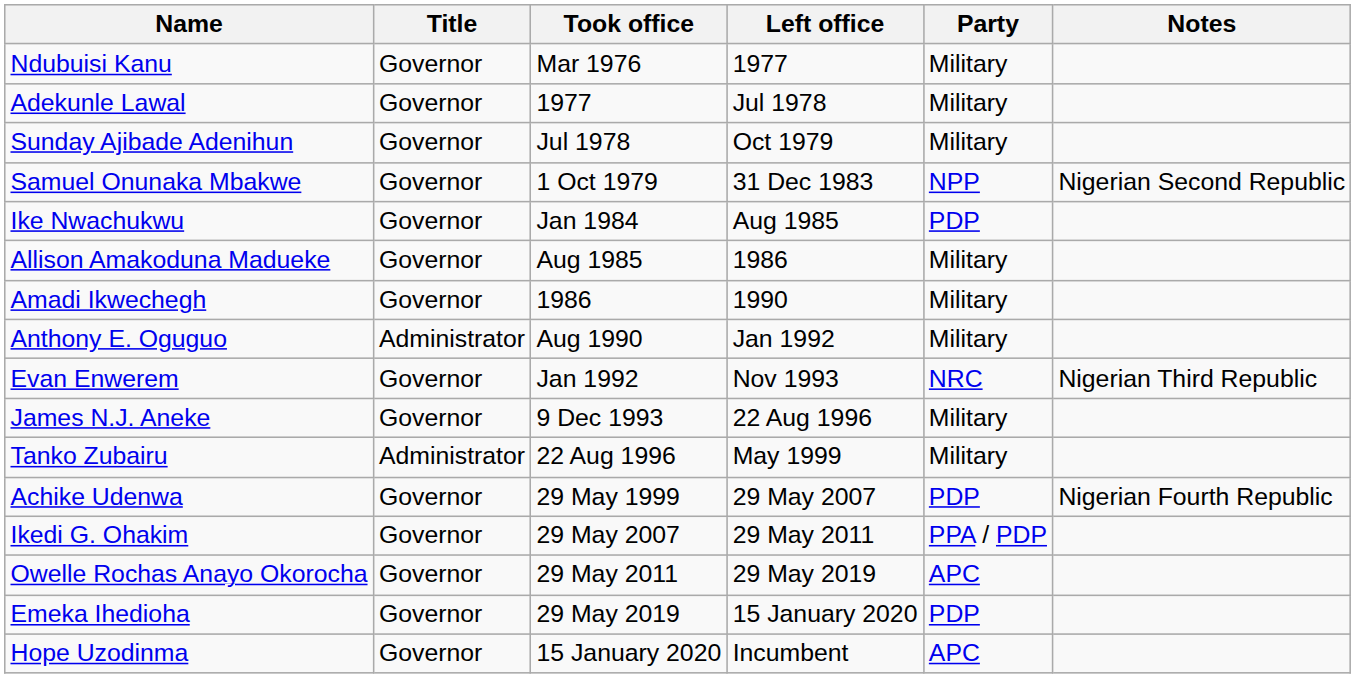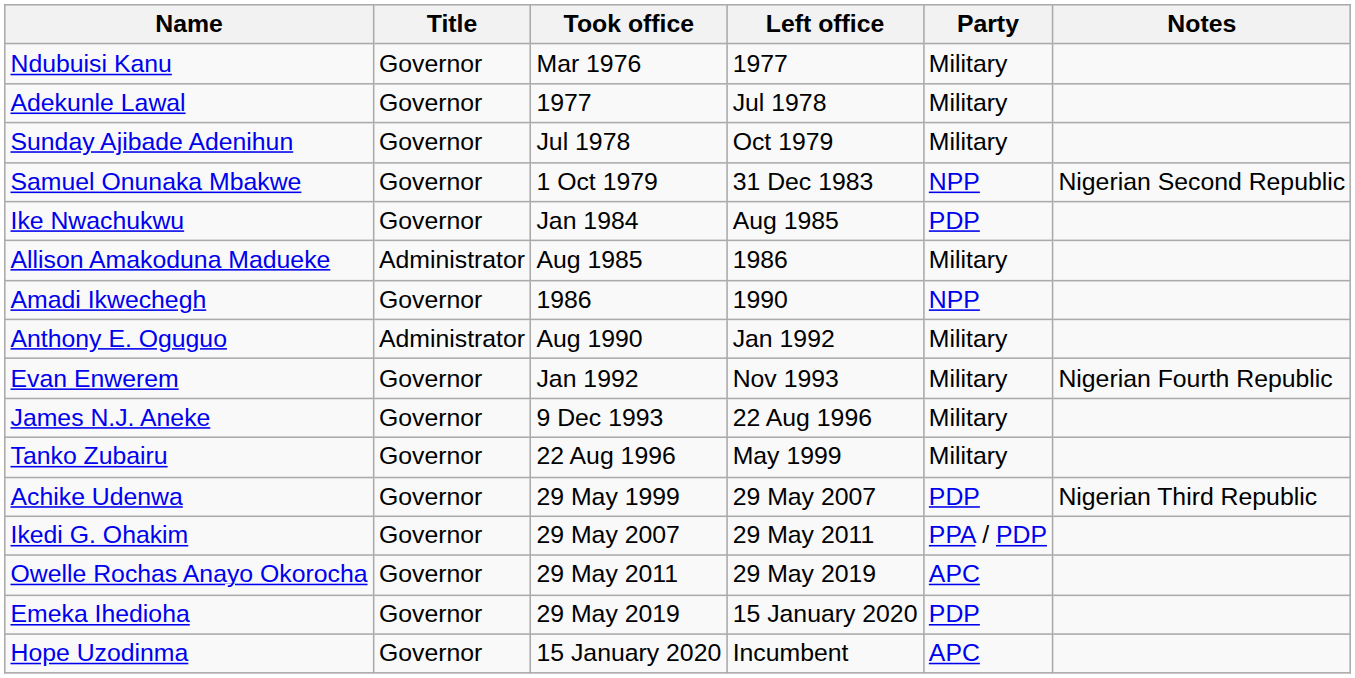(431, 260) Governor -> (452, 260) Administrator
(968, 299) Military -> (954, 299) NPP
(956, 378) NRC -> (968, 378) Military
(1188, 378) Nigerian Third Republic -> (1196, 378) Nigerian Fourth Republic
(452, 456) Administrator -> (431, 456) Governor
(1196, 496) Nigerian Fourth Republic -> (1188, 496) Nigerian Third Republic
